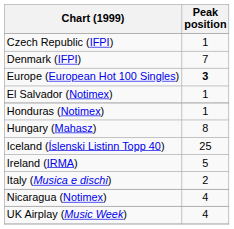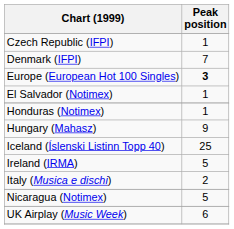(205, 128) 8 -> (205, 128) 9
(205, 197) 4 -> (205, 197) 5
(205, 215) 4 -> (205, 215) 6
